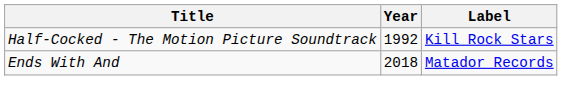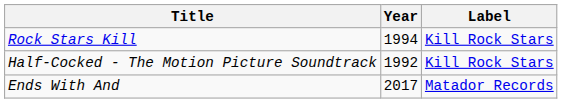+ row: (72, 40)
(401, 63) 2018 -> (401, 86) 2017
